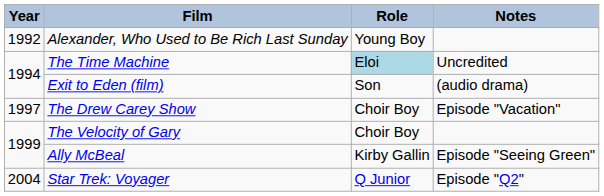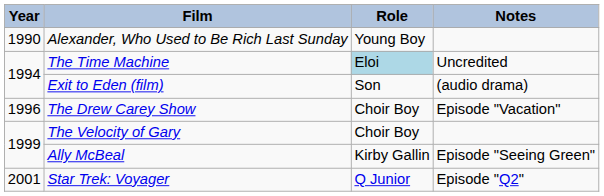(24, 39) 1992 -> (24, 39) 1990
(24, 109) 1997 -> (24, 109) 1996
(24, 179) 2004 -> (24, 179) 2001
